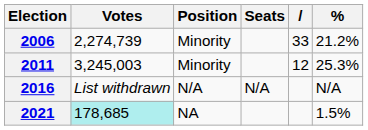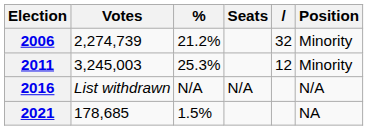columns swapped: (337, 16) <-> (207, 16)
(300, 40) 33 -> (284, 40) 32
(102, 112) paleturquoise background -> (102, 112) no background
